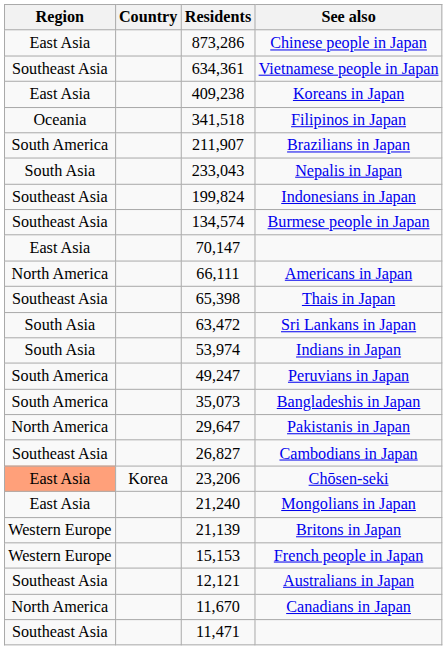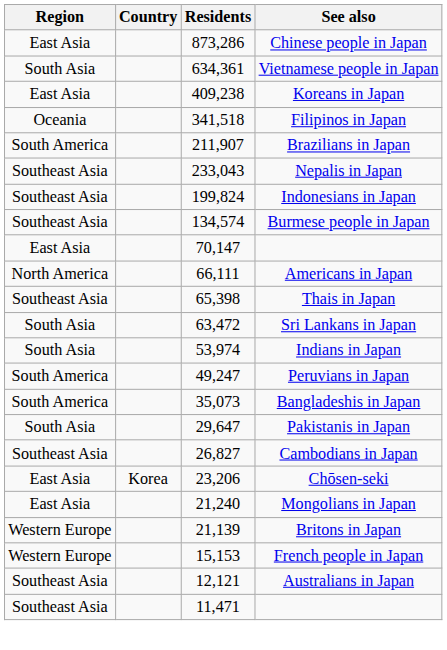(60, 68) Southeast Asia -> (60, 68) South Asia
(60, 171) South Asia -> (60, 171) Southeast Asia
(60, 427) North America -> (60, 427) South Asia
(60, 478) lightsalmon background -> (60, 478) no background
- row: (218, 606)
